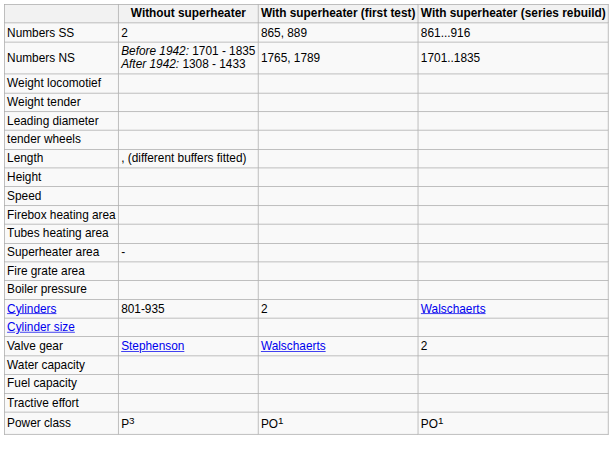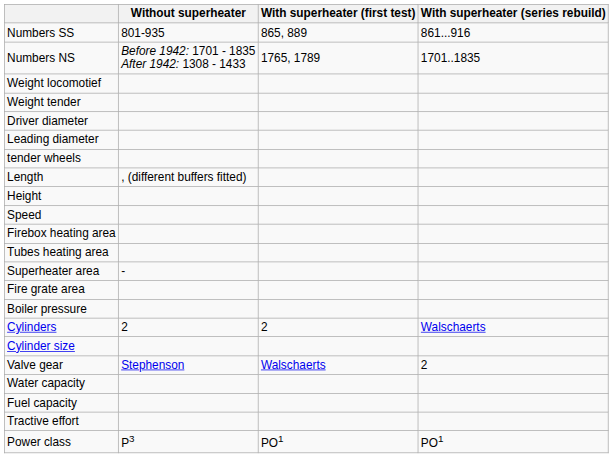(124, 32) 2 -> (143, 32) 801-935
+ row: (48, 121)
(143, 308) 801-935 -> (124, 327) 2
